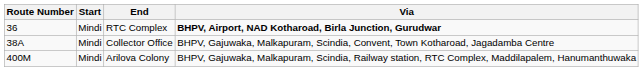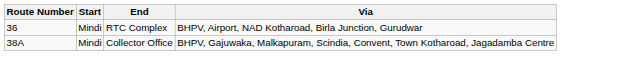(309, 27) bold -> (300, 27) normal
- row: (138, 58)
